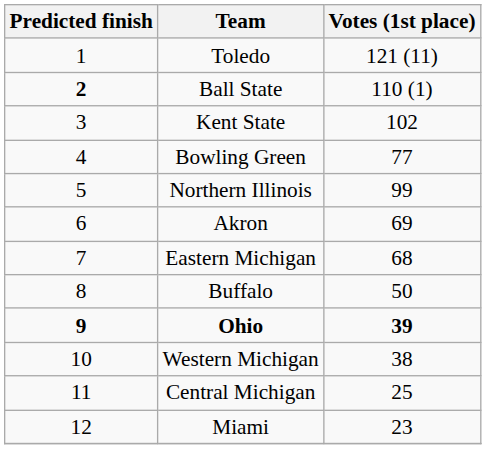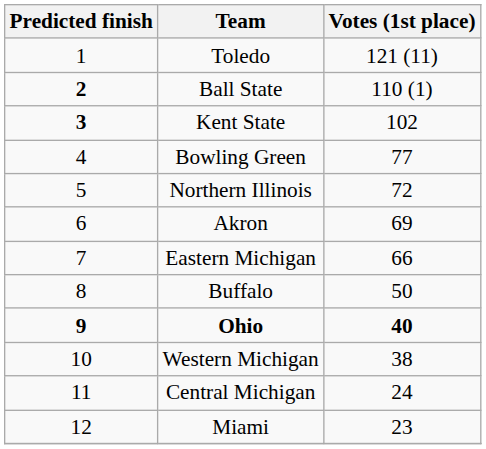(81, 122) normal -> (81, 122) bold
(402, 190) 99 -> (402, 190) 72
(402, 257) 68 -> (402, 257) 66
(402, 325) 39 -> (402, 325) 40
(402, 392) 25 -> (402, 392) 24
